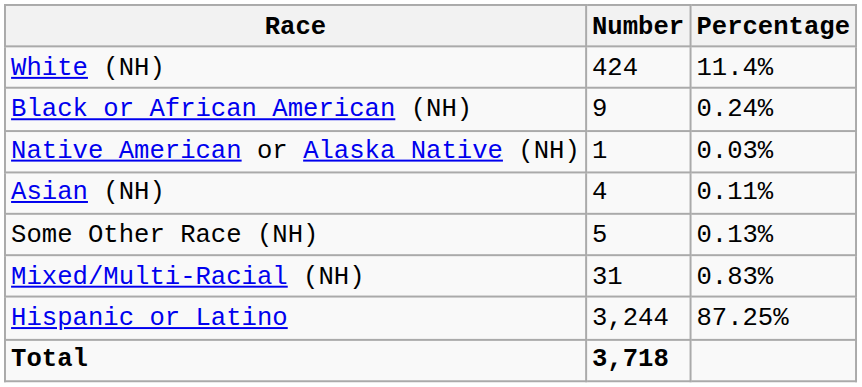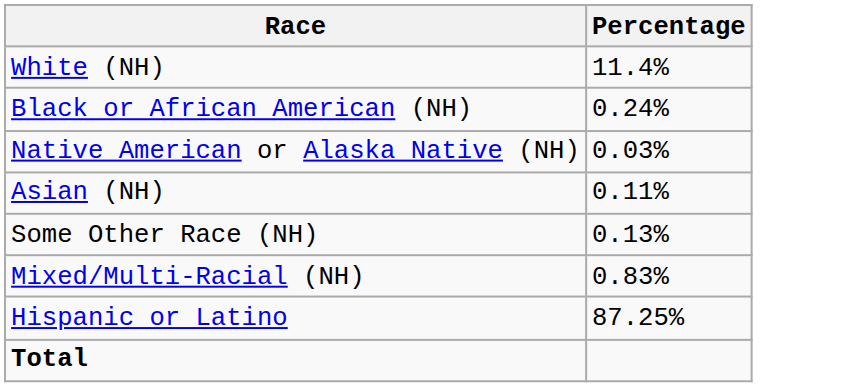- column: (638, 26)
